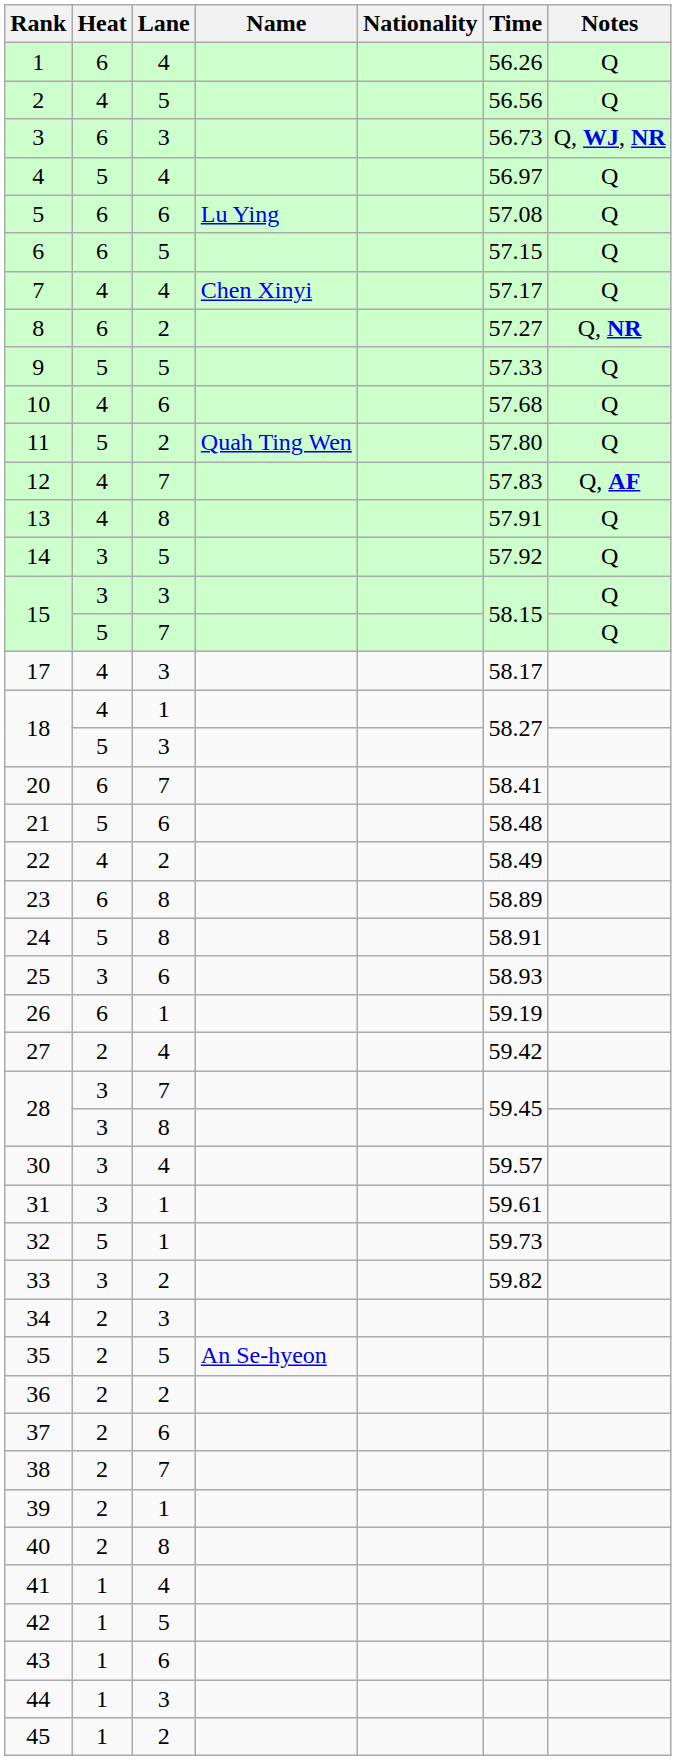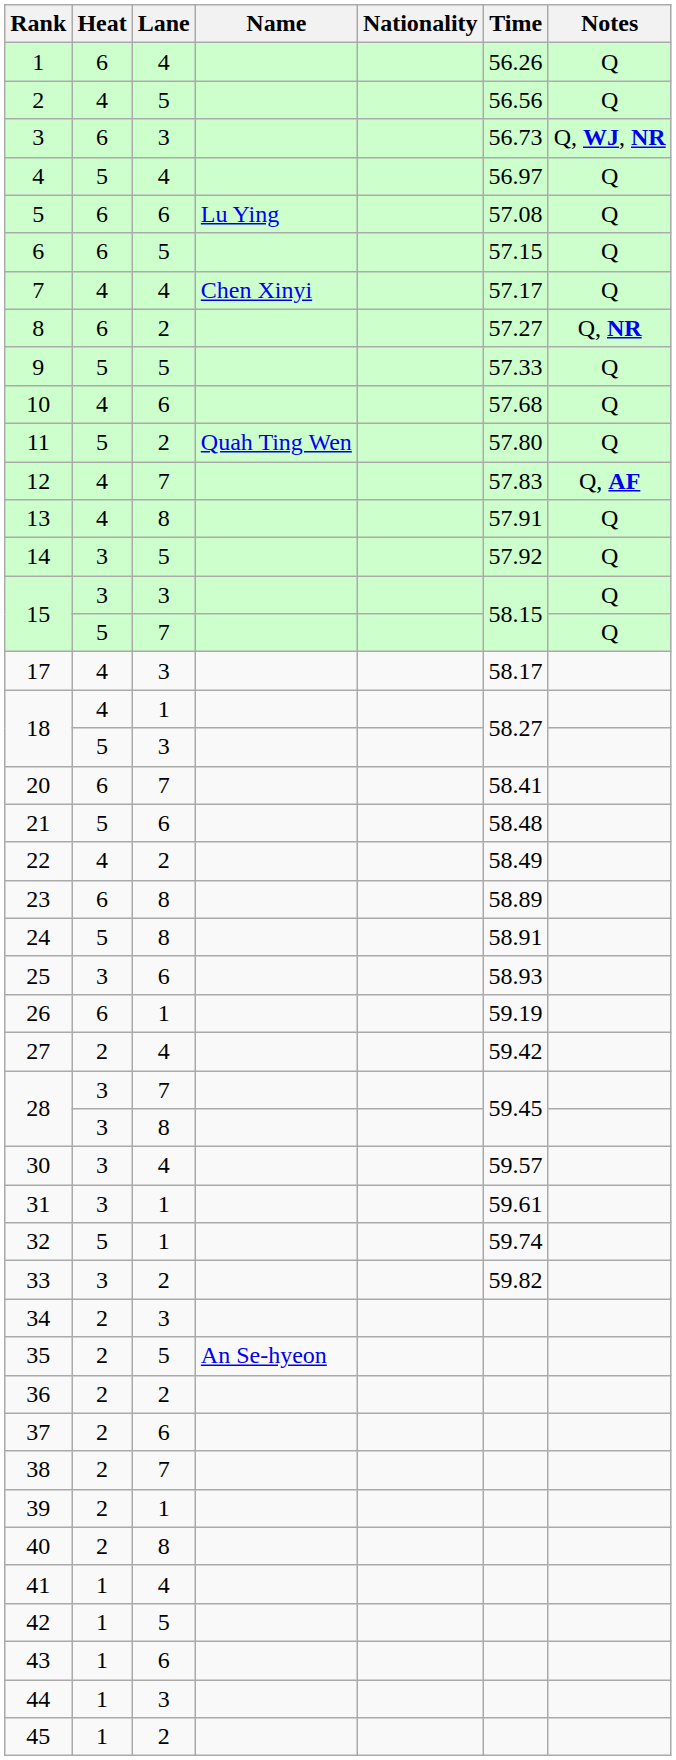(516, 1241) 59.73 -> (516, 1241) 59.74
